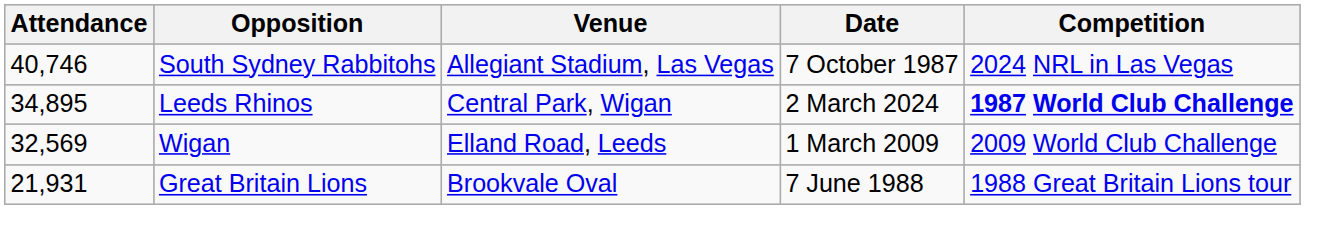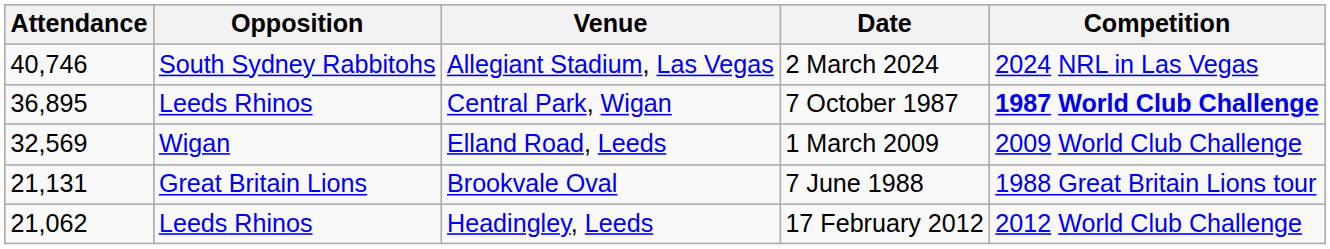(872, 64) 7 October 1987 -> (862, 64) 2 March 2024
(49, 104) 34,895 -> (49, 104) 36,895
(862, 104) 2 March 2024 -> (872, 104) 7 October 1987
(49, 183) 21,931 -> (49, 183) 21,131
+ row: (550, 223)
